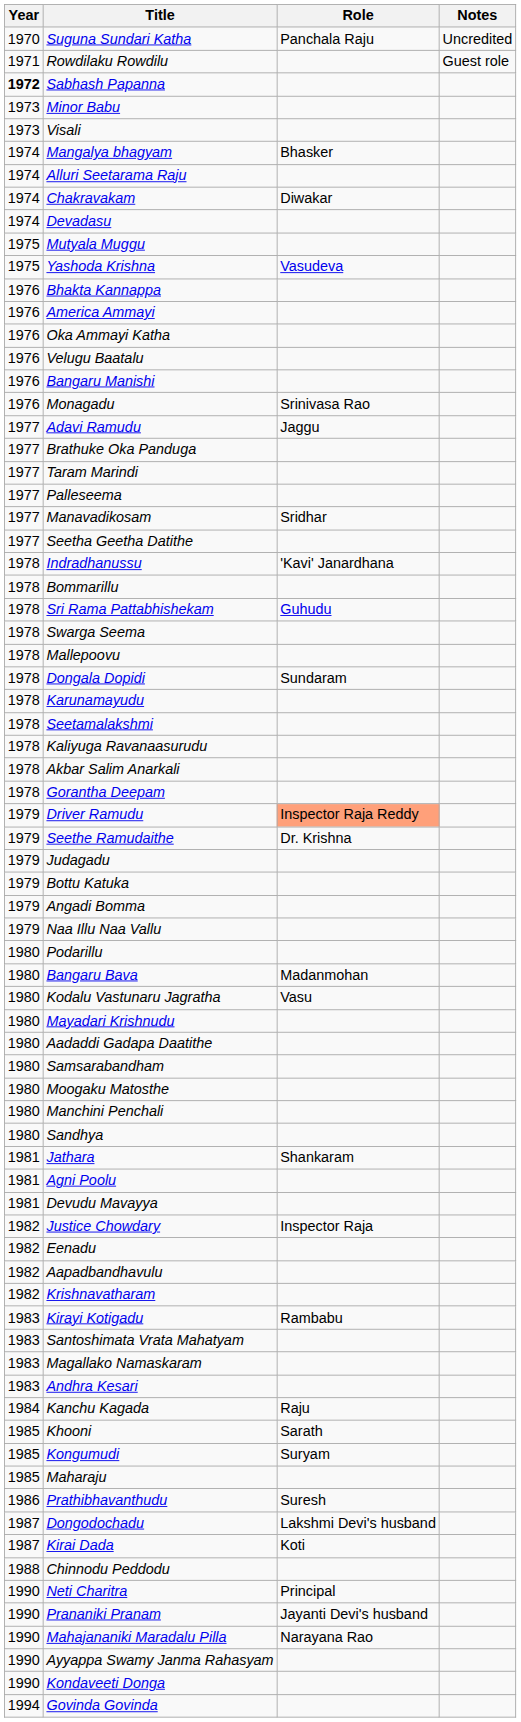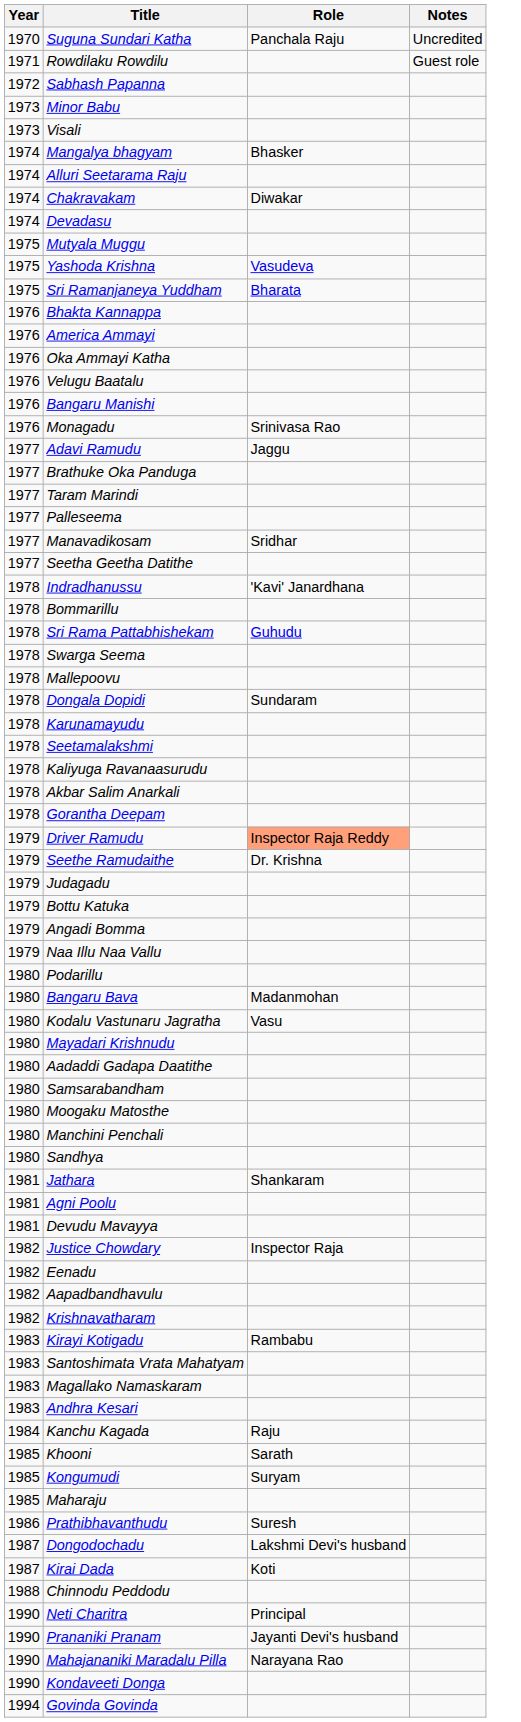(24, 84) bold -> (24, 84) normal
+ row: (134, 289)
- row: (160, 1660)
